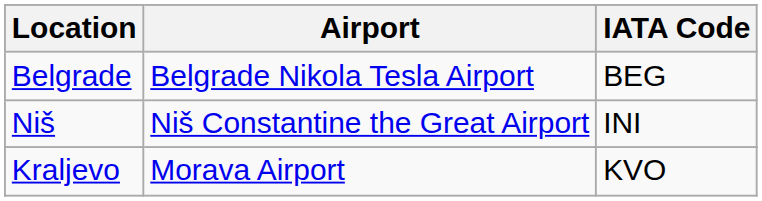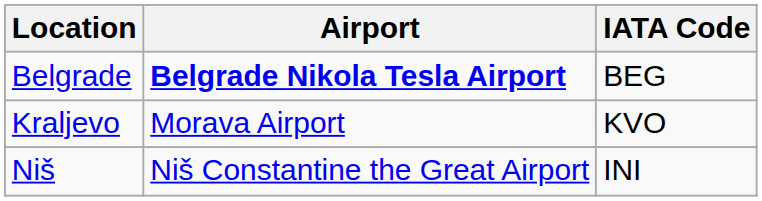(342, 75) normal -> (358, 75) bold
rows swapped: (66, 170) <-> (33, 123)
